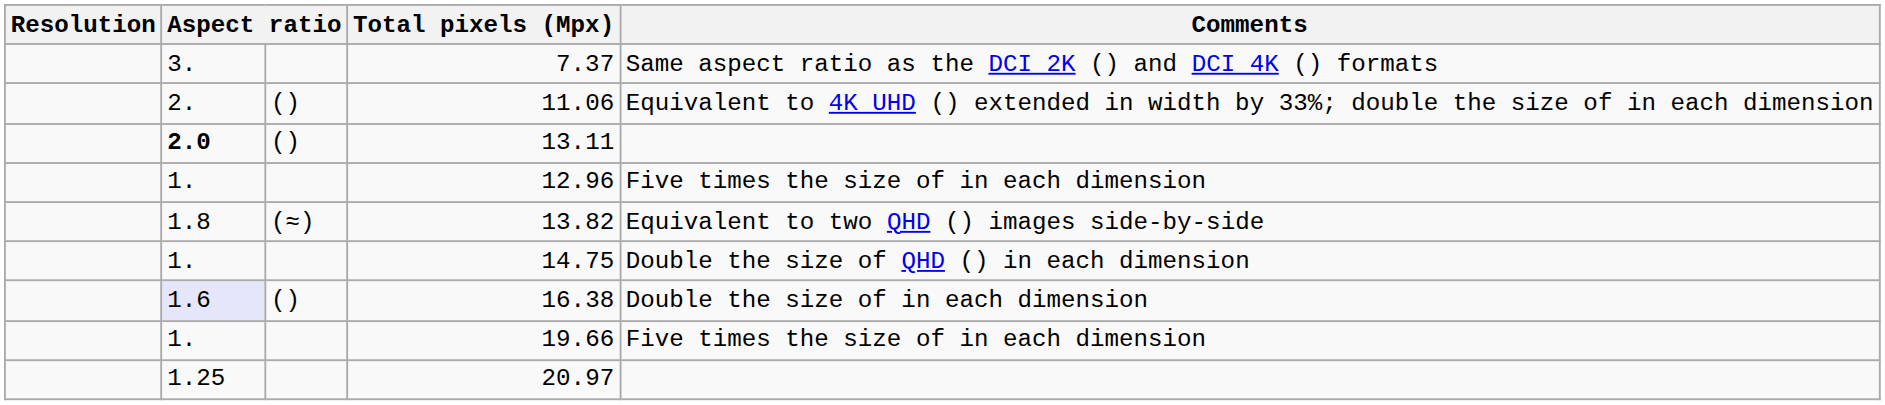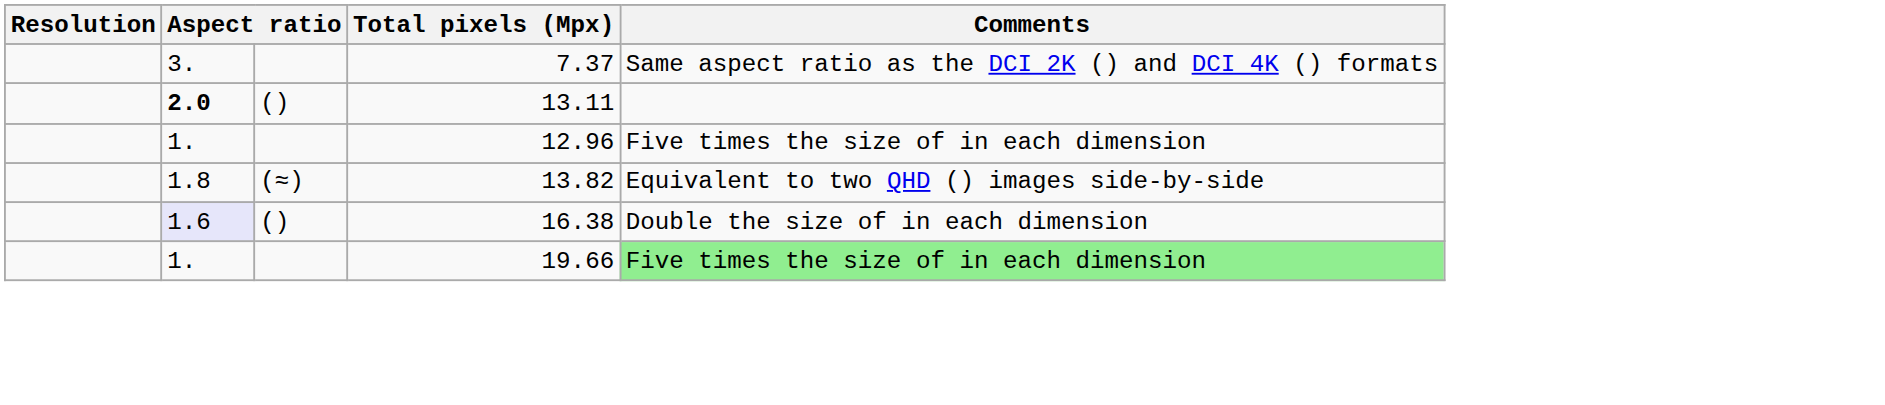- row: (578, 103)
- row: (578, 261)
(916, 340) no background -> (916, 261) lightgreen background
- row: (578, 379)
